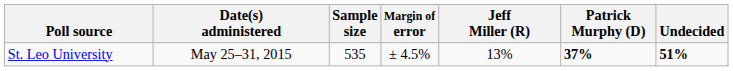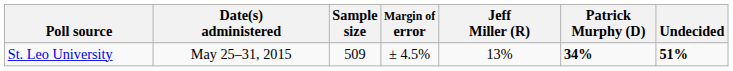(355, 54) 535 -> (355, 54) 509
(578, 54) 37% -> (578, 54) 34%
